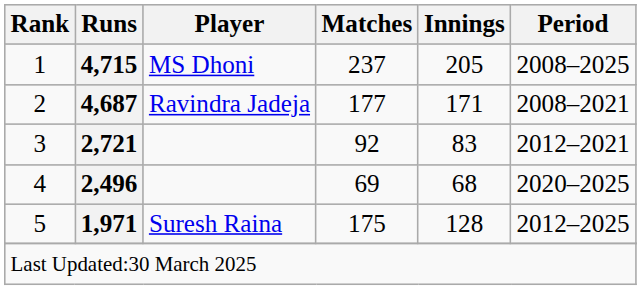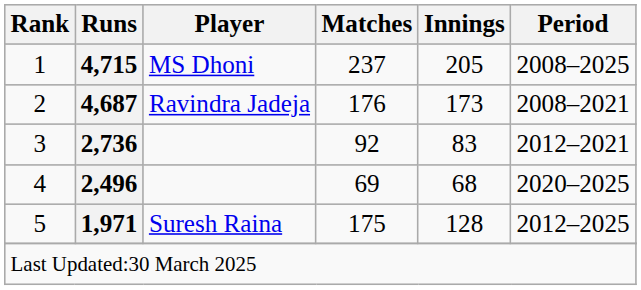(367, 104) 177 -> (367, 104) 176
(464, 104) 171 -> (464, 104) 173
(109, 143) 2,721 -> (109, 143) 2,736
